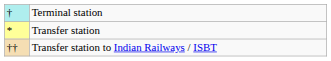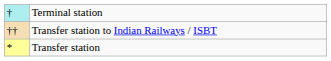rows swapped: (66, 30) <-> (124, 47)
